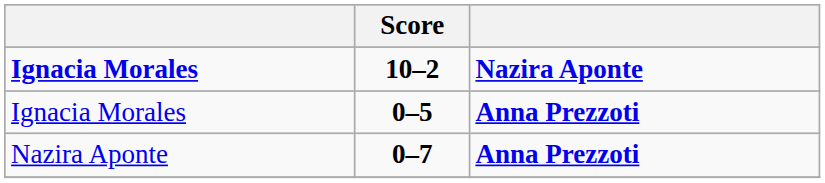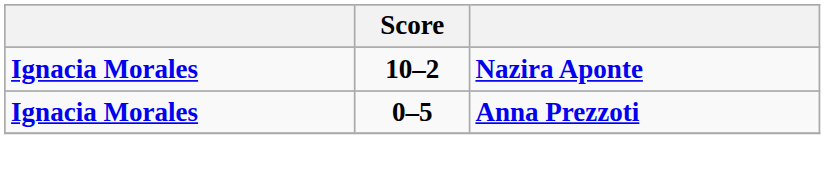(99, 111) normal -> (105, 111) bold
- row: (412, 154)
